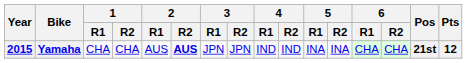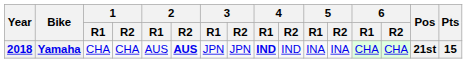(20, 50) 2015 -> (20, 50) 2018
(266, 50) normal -> (266, 50) bold
(450, 50) 12 -> (450, 50) 15
